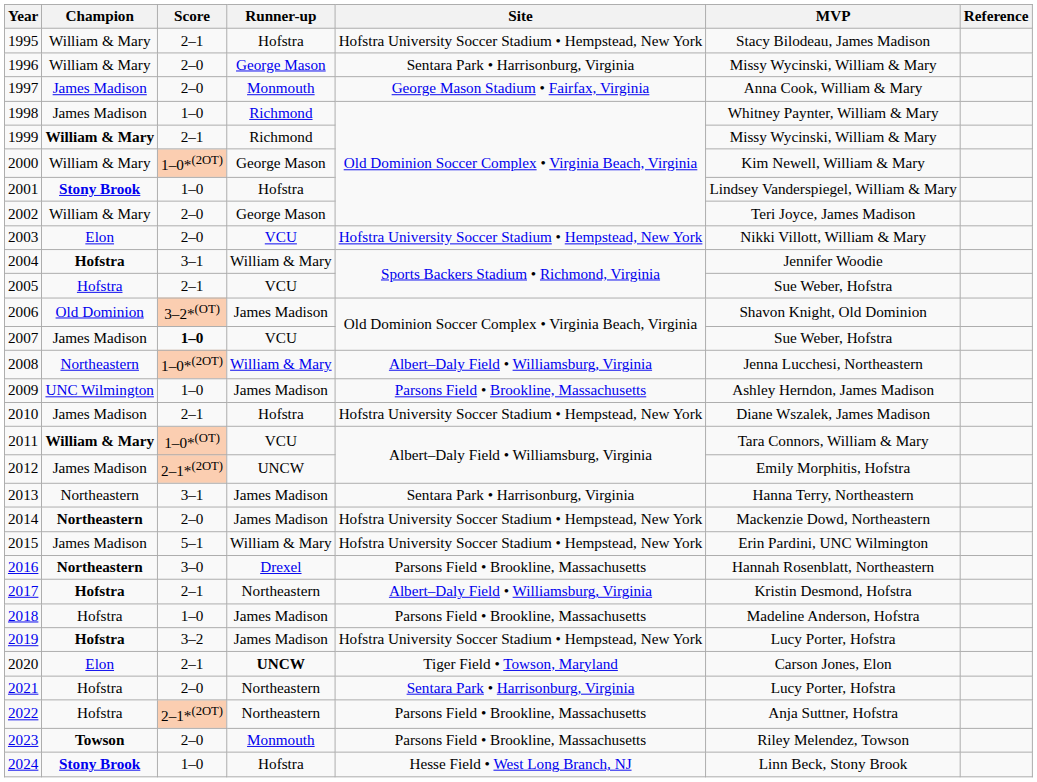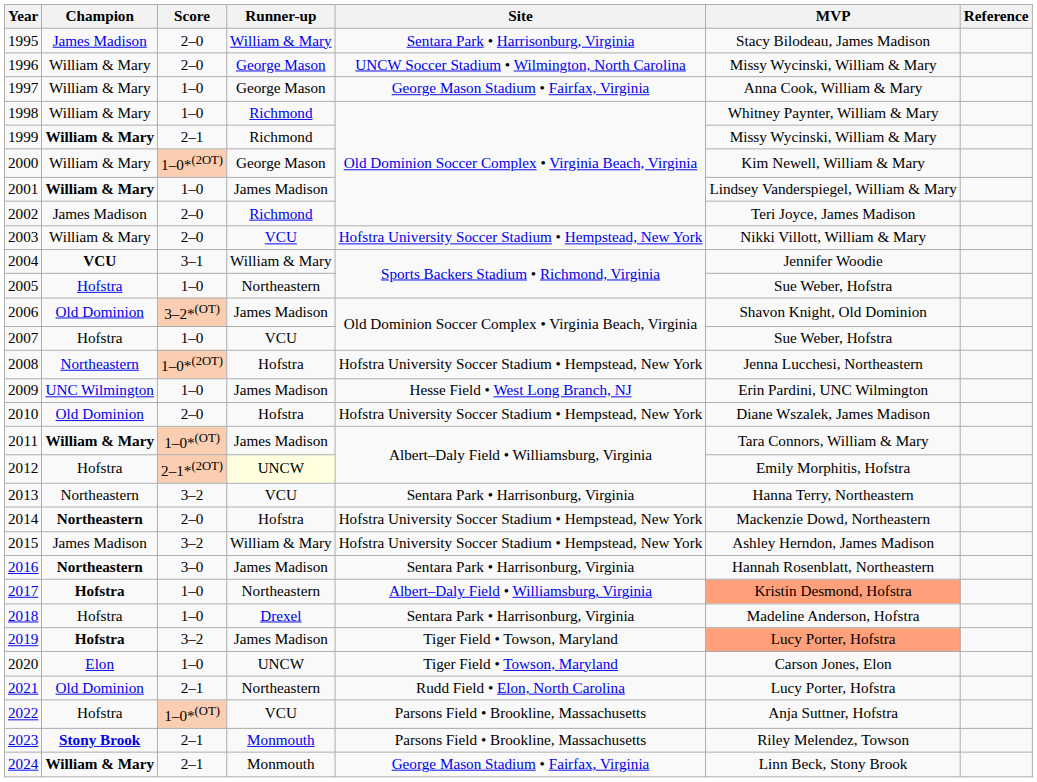(100, 40) William & Mary -> (100, 40) James Madison
(192, 40) 2–1 -> (192, 40) 2–0
(281, 40) Hofstra -> (281, 40) William & Mary
(521, 40) Hofstra University Soccer Stadium • Hempstead, New York -> (521, 40) Sentara Park • Harrisonburg, Virginia
(521, 64) Sentara Park • Harrisonburg, Virginia -> (521, 64) UNCW Soccer Stadium • Wilmington, North Carolina
(100, 88) James Madison -> (100, 88) William & Mary
(192, 88) 2–0 -> (192, 88) 1–0
(281, 88) Monmouth -> (281, 88) George Mason
(100, 112) James Madison -> (100, 112) William & Mary
(100, 189) Stony Brook -> (100, 189) William & Mary
(281, 189) Hofstra -> (281, 189) James Madison
(100, 213) William & Mary -> (100, 213) James Madison
(281, 213) George Mason -> (281, 213) Richmond
(100, 237) Elon -> (100, 237) William & Mary
(100, 261) Hofstra -> (100, 261) VCU
(192, 285) 2–1 -> (192, 285) 1–0
(281, 285) VCU -> (281, 285) Northeastern
(100, 338) James Madison -> (100, 338) Hofstra
(192, 338) bold -> (192, 338) normal
(281, 364) William & Mary -> (281, 364) Hofstra
(521, 364) Albert–Daly Field • Williamsburg, Virginia -> (521, 364) Hofstra University Soccer Stadium • Hempstead, New York
(521, 390) Parsons Field • Brookline, Massachusetts -> (521, 390) Hesse Field • West Long Branch, NJ
(833, 390) Ashley Herndon, James Madison -> (833, 390) Erin Pardini, UNC Wilmington
(100, 414) James Madison -> (100, 414) Old Dominion
(192, 414) 2–1 -> (192, 414) 2–0
(281, 440) VCU -> (281, 440) James Madison
(100, 468) James Madison -> (100, 468) Hofstra
(281, 468) no background -> (281, 468) lightyellow background
(192, 495) 3–1 -> (192, 495) 3–2
(281, 495) James Madison -> (281, 495) VCU
(281, 519) James Madison -> (281, 519) Hofstra
(192, 543) 5–1 -> (192, 543) 3–2
(833, 543) Erin Pardini, UNC Wilmington -> (833, 543) Ashley Herndon, James Madison
(281, 567) Drexel -> (281, 567) James Madison
(521, 567) Parsons Field • Brookline, Massachusetts -> (521, 567) Sentara Park • Harrisonburg, Virginia
(192, 591) 2–1 -> (192, 591) 1–0
(833, 591) no background -> (833, 591) lightsalmon background
(281, 615) James Madison -> (281, 615) Drexel
(521, 615) Parsons Field • Brookline, Massachusetts -> (521, 615) Sentara Park • Harrisonburg, Virginia
(521, 639) Hofstra University Soccer Stadium • Hempstead, New York -> (521, 639) Tiger Field • Towson, Maryland
(833, 639) no background -> (833, 639) lightsalmon background
(192, 663) 2–1 -> (192, 663) 1–0
(281, 663) bold -> (281, 663) normal
(100, 687) Hofstra -> (100, 687) Old Dominion
(192, 687) 2–0 -> (192, 687) 2–1
(521, 687) Sentara Park • Harrisonburg, Virginia -> (521, 687) Rudd Field • Elon, North Carolina
(192, 714) 2–1*(2OT) -> (192, 714) 1–0*(OT)
(281, 714) Northeastern -> (281, 714) VCU
(100, 740) Towson -> (100, 740) Stony Brook
(192, 740) 2–0 -> (192, 740) 2–1
(100, 764) Stony Brook -> (100, 764) William & Mary
(192, 764) 1–0 -> (192, 764) 2–1
(281, 764) Hofstra -> (281, 764) Monmouth
(521, 764) Hesse Field • West Long Branch, NJ -> (521, 764) George Mason Stadium • Fairfax, Virginia
